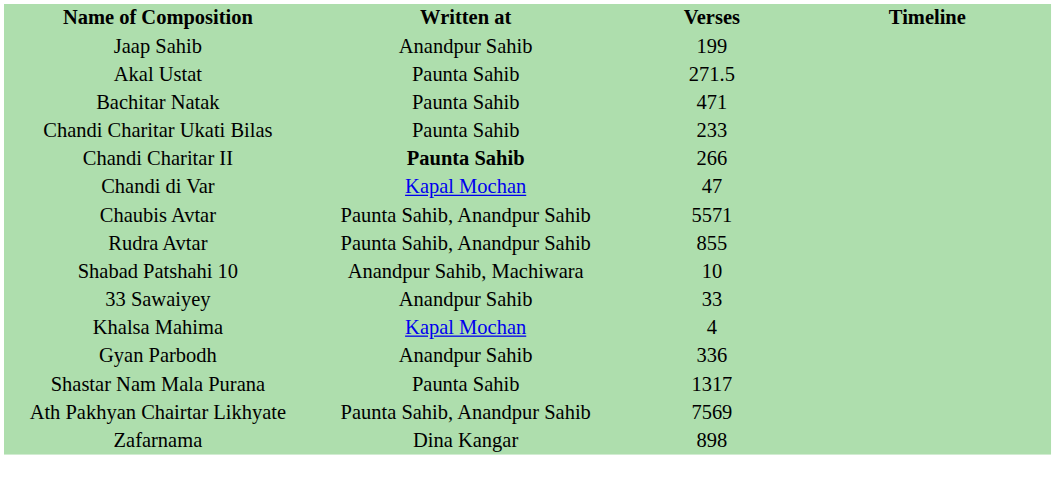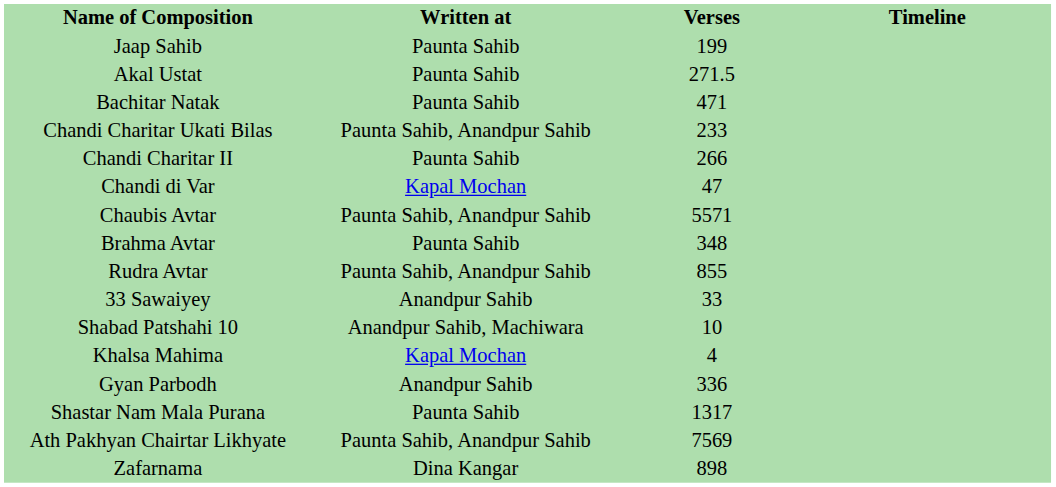(466, 46) Anandpur Sahib -> (466, 46) Paunta Sahib
(466, 130) Paunta Sahib -> (466, 130) Paunta Sahib, Anandpur Sahib
(466, 158) bold -> (466, 158) normal
+ row: (158, 243)
rows swapped: (158, 271) <-> (158, 299)
